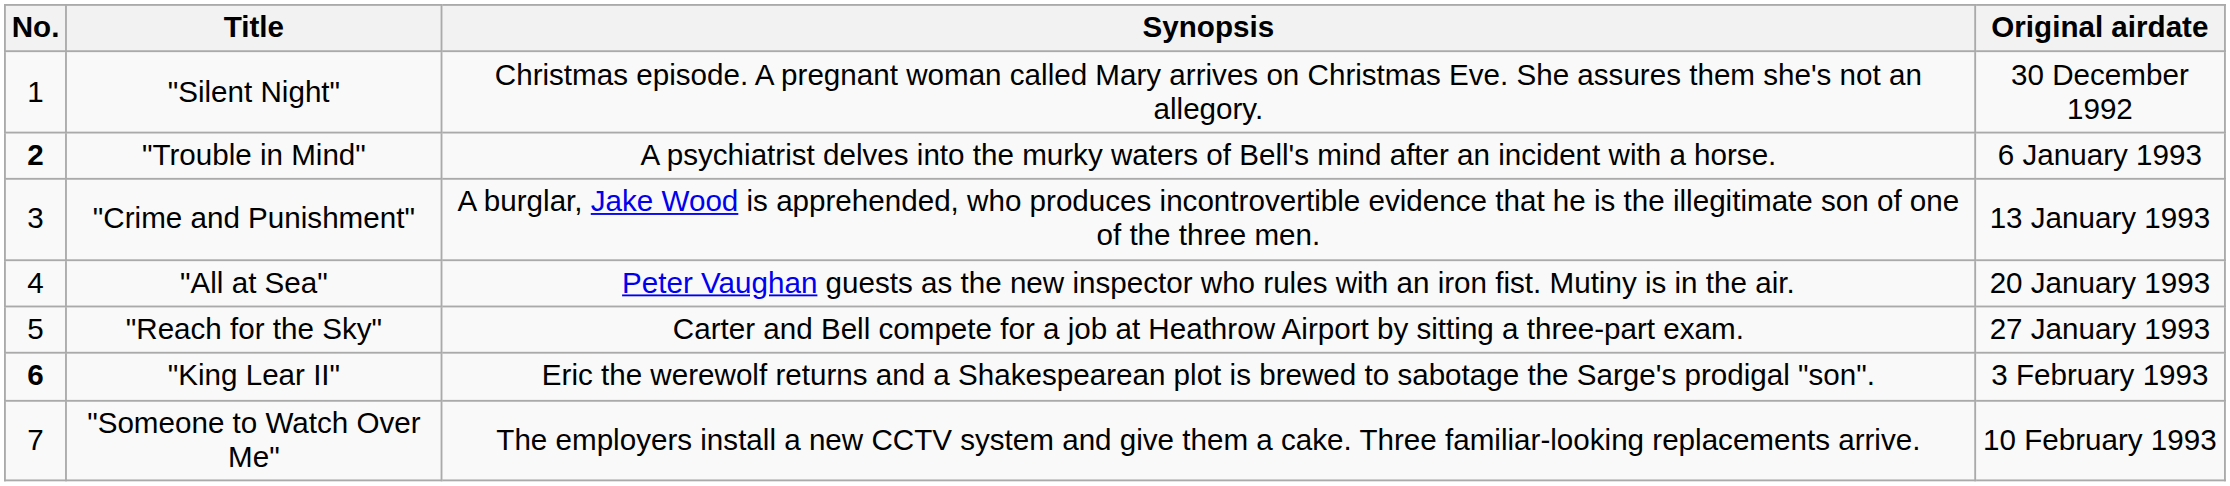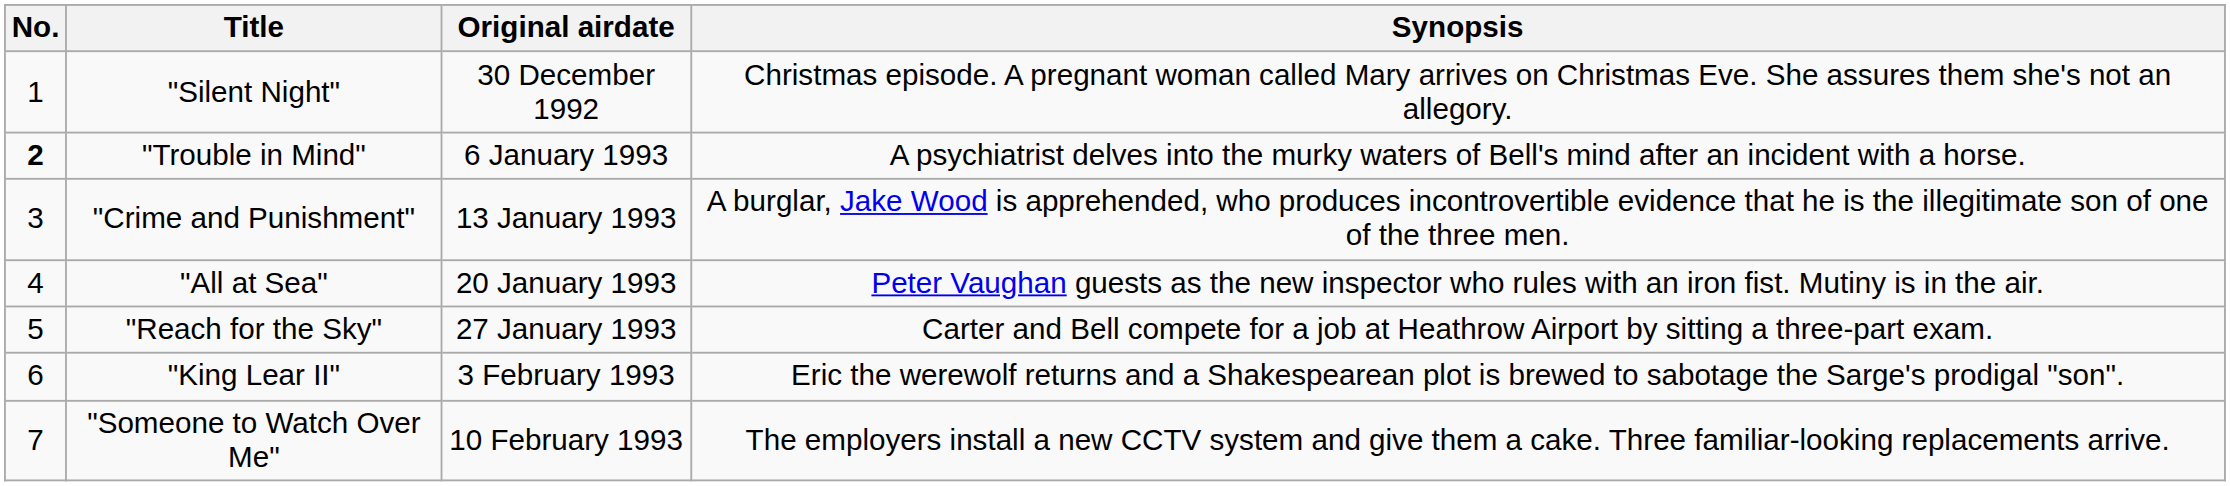columns swapped: (2100, 27) <-> (1208, 27)
(36, 376) bold -> (36, 376) normal
